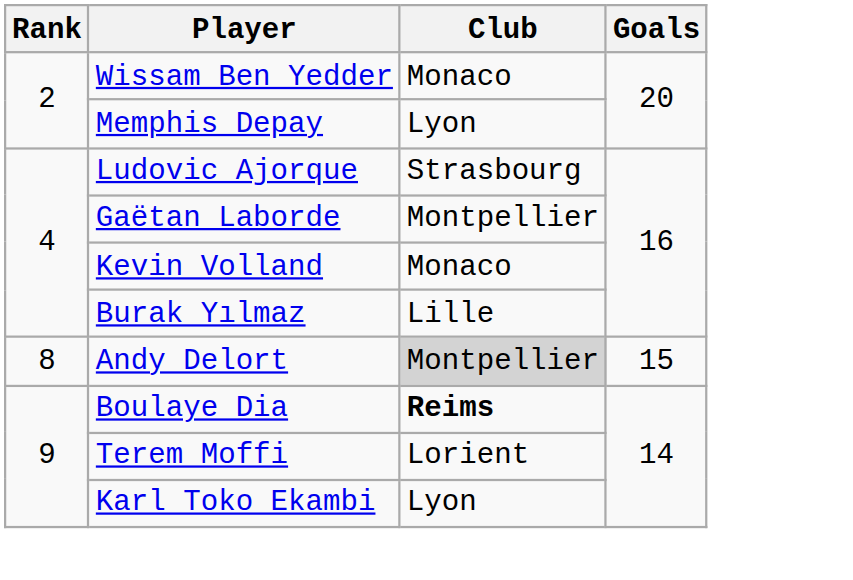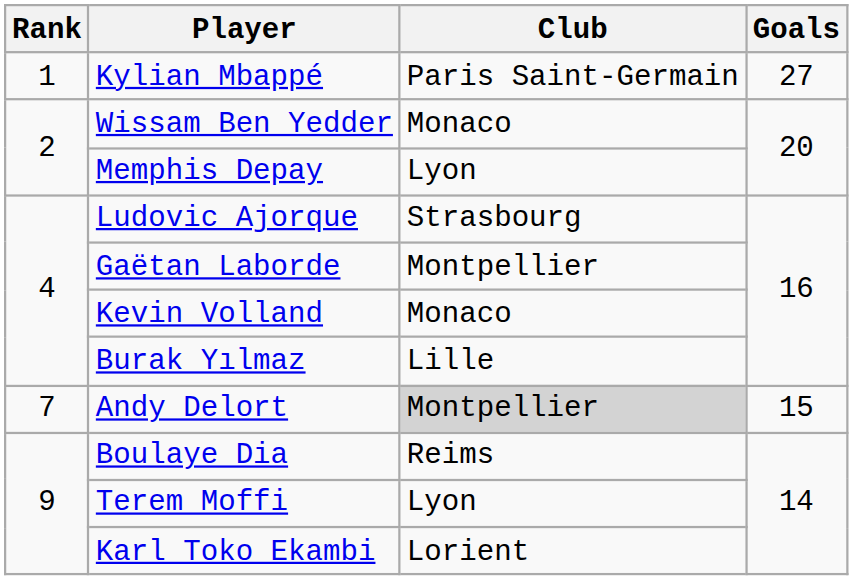+ row: (209, 76)
(47, 361) 8 -> (47, 409) 7
(450, 409) bold -> (450, 456) normal
(468, 456) Lorient -> (442, 503) Lyon
(442, 503) Lyon -> (468, 551) Lorient
